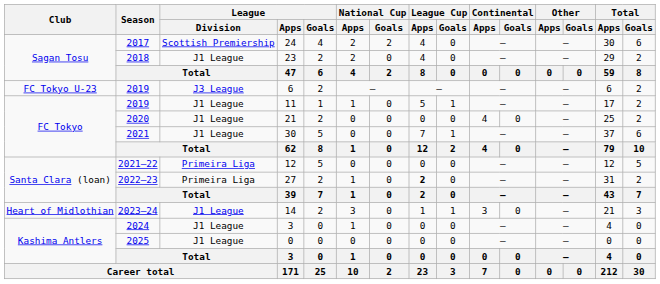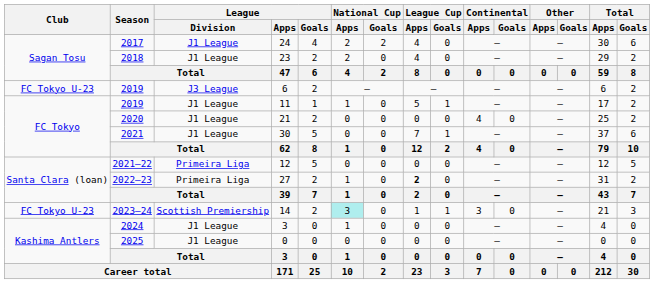(218, 42) Scottish Premiership -> (213, 42) J1 League
(60, 210) Heart of Midlothian -> (57, 210) FC Tokyo U-23
(218, 210) J1 League -> (213, 210) Scottish Premiership
(353, 210) no background -> (347, 210) paleturquoise background
